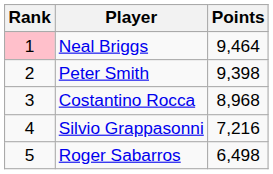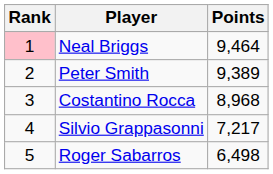(238, 73) 9,398 -> (238, 73) 9,389
(238, 127) 7,216 -> (238, 127) 7,217
